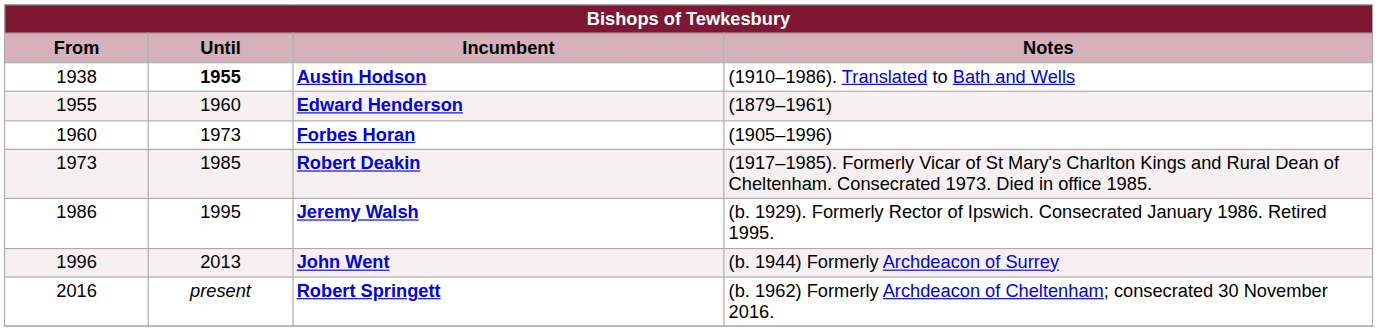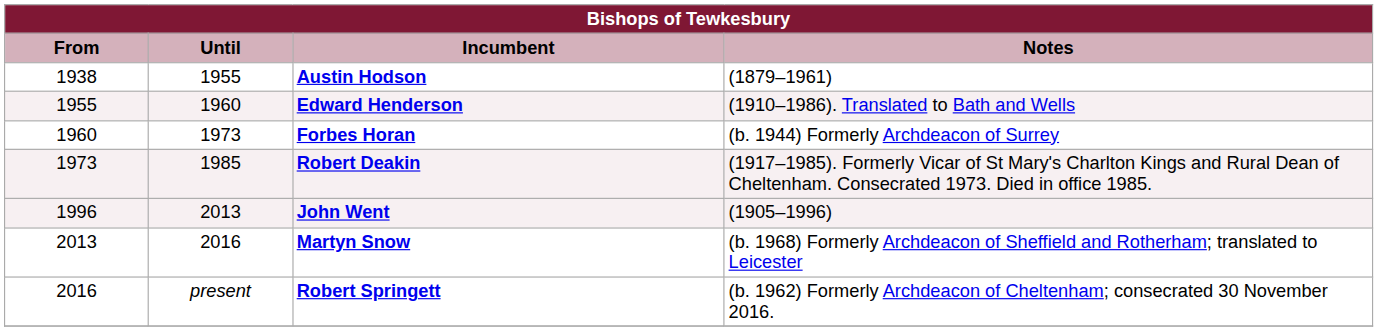(221, 76) bold -> (221, 76) normal
(902, 76) (1910–1986). Translated to Bath and Wells -> (780, 76) (1879–1961)
(780, 105) (1879–1961) -> (902, 105) (1910–1986). Translated to Bath and Wells
(780, 134) (1905–1996) -> (894, 134) (b. 1944) Formerly Archdeacon of Surrey
- row: (358, 213)
(894, 262) (b. 1944) Formerly Archdeacon of Surrey -> (780, 213) (1905–1996)
+ row: (353, 241)
